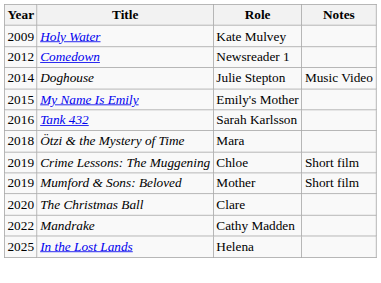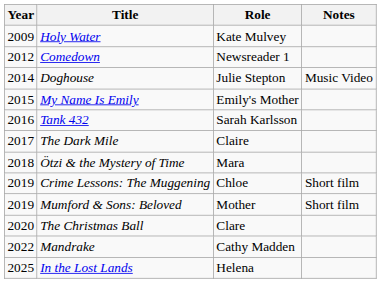+ row: (79, 141)
